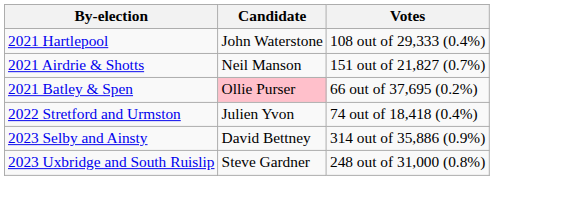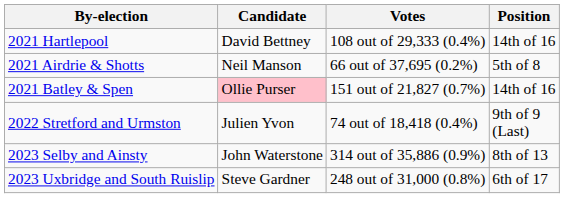+ column: (524, 16)
(272, 41) John Waterstone -> (266, 41) David Bettney
(408, 65) 151 out of 21,827 (0.7%) -> (404, 65) 66 out of 37,695 (0.2%)
(404, 89) 66 out of 37,695 (0.2%) -> (408, 89) 151 out of 21,827 (0.7%)
(266, 138) David Bettney -> (272, 155) John Waterstone
